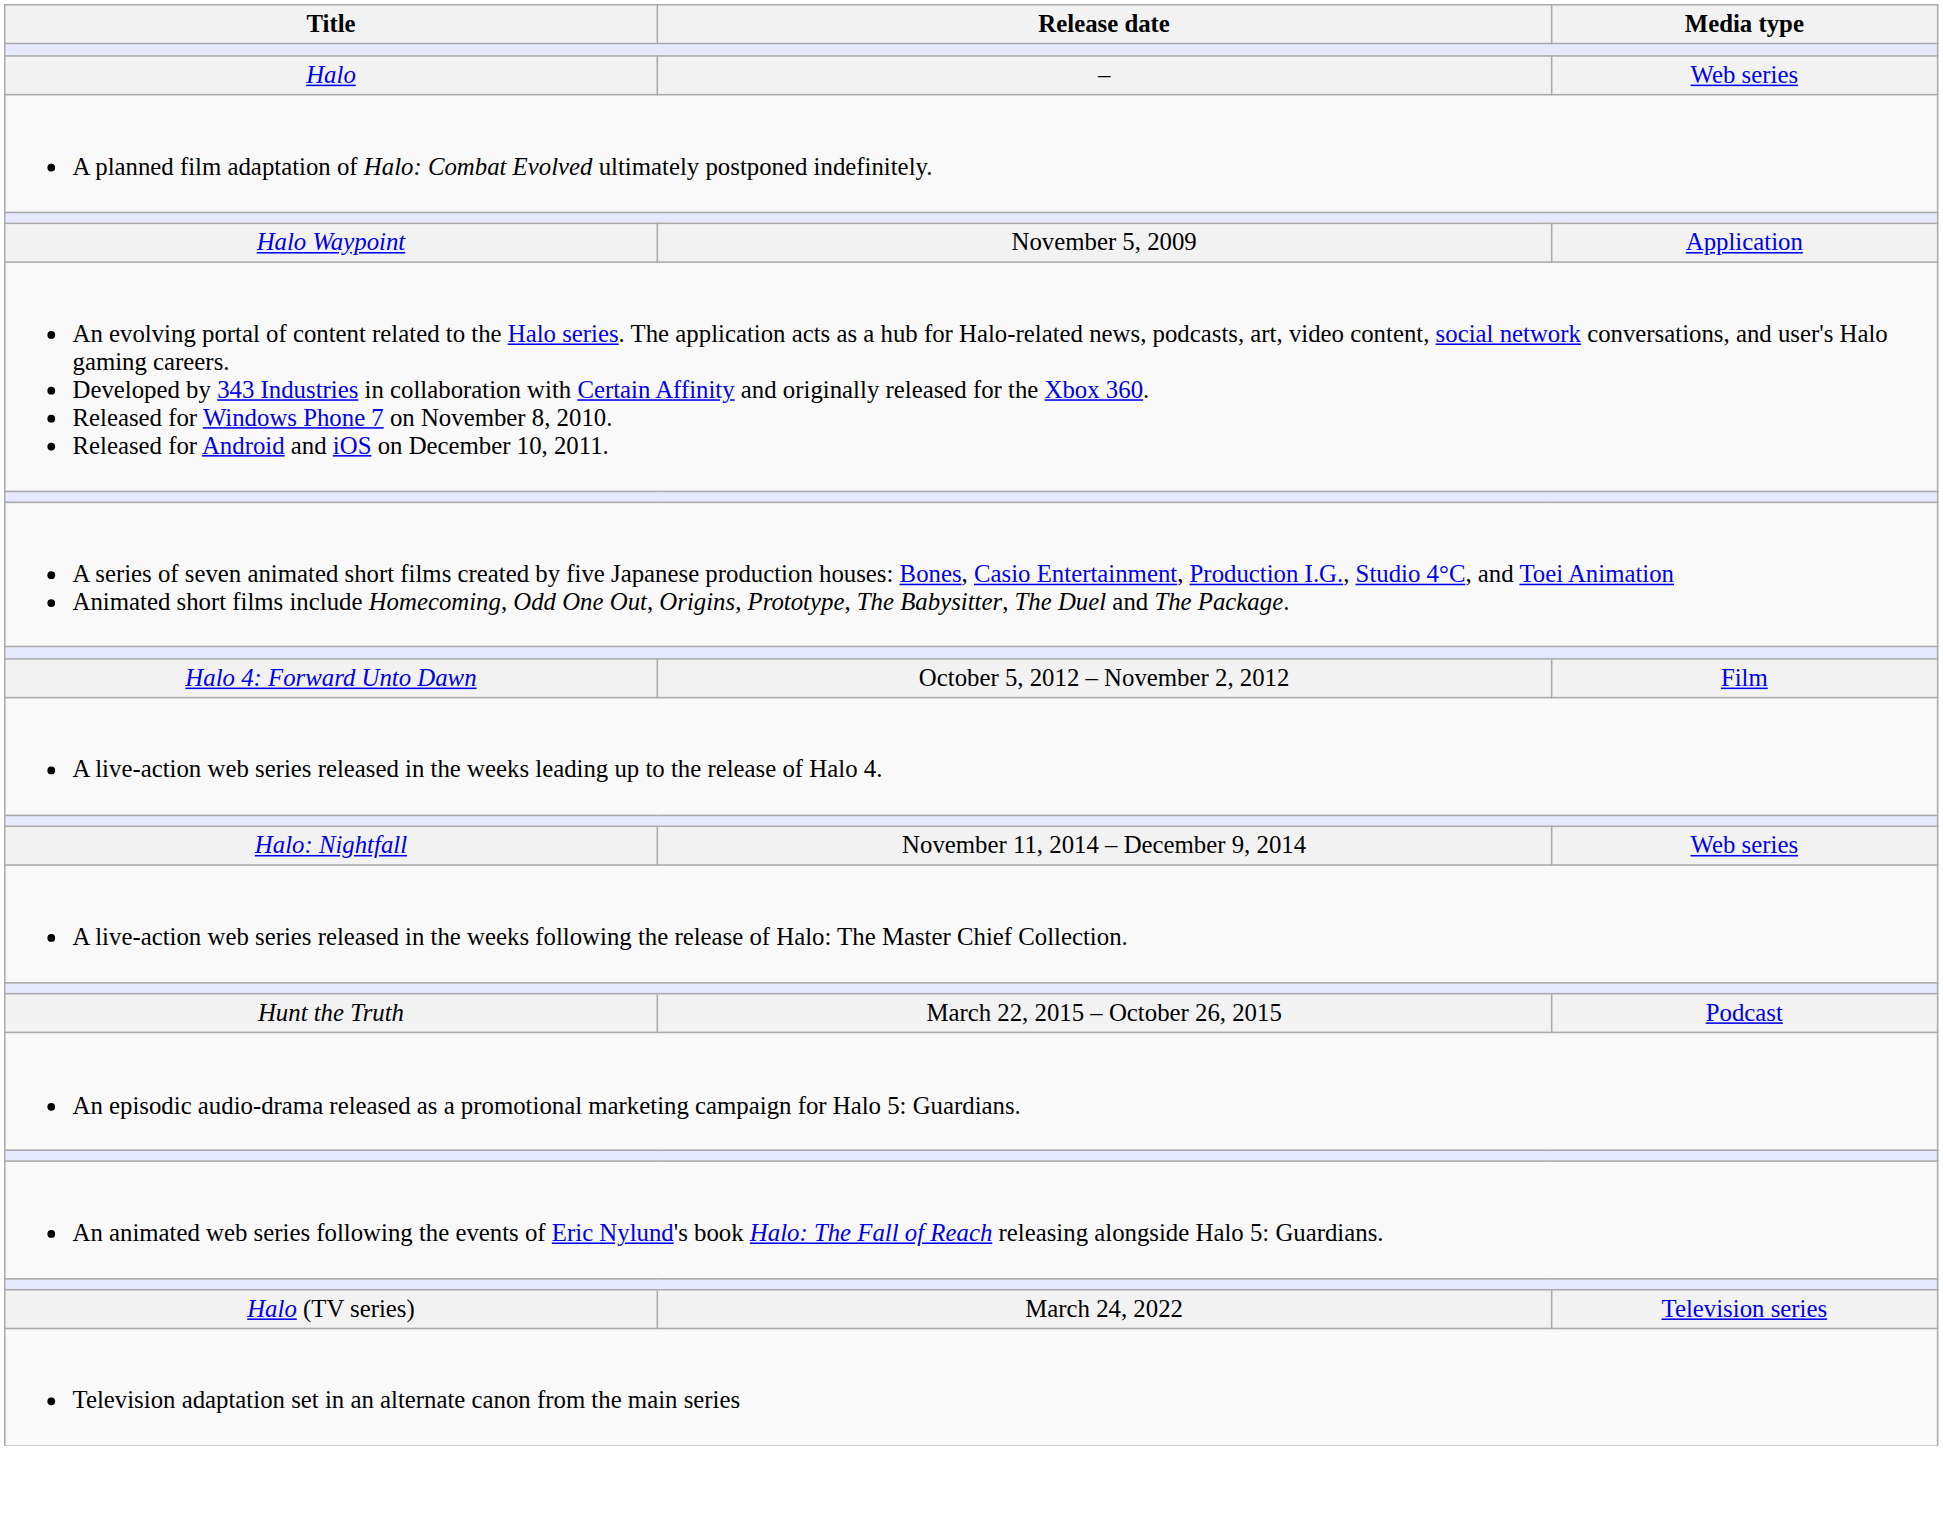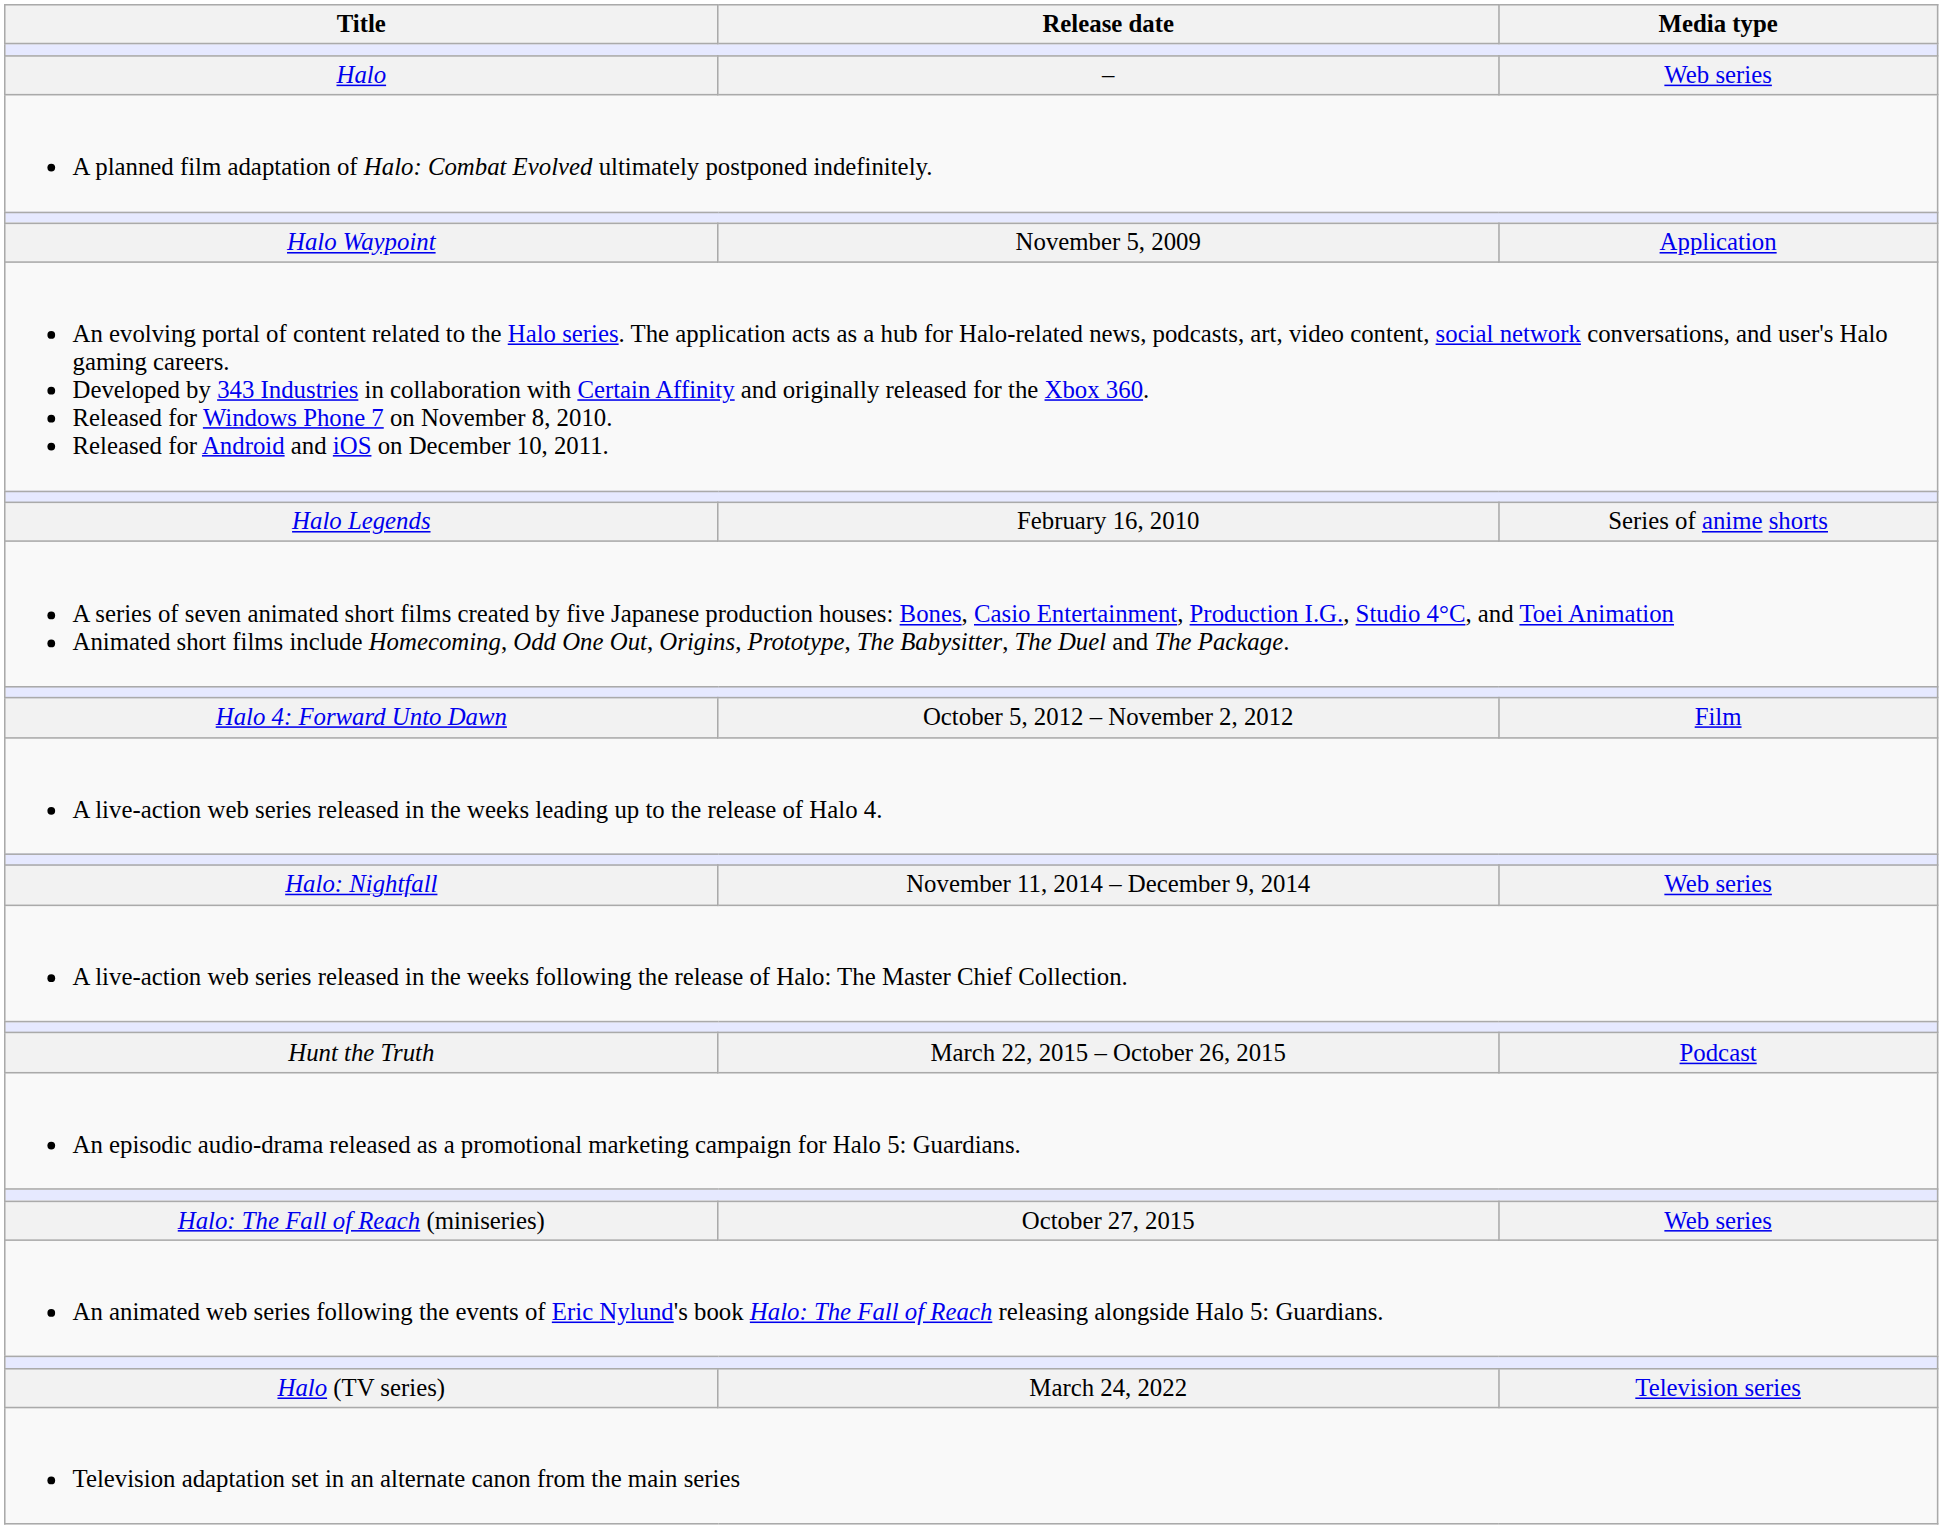+ row: (361, 521)
+ row: (361, 1219)
